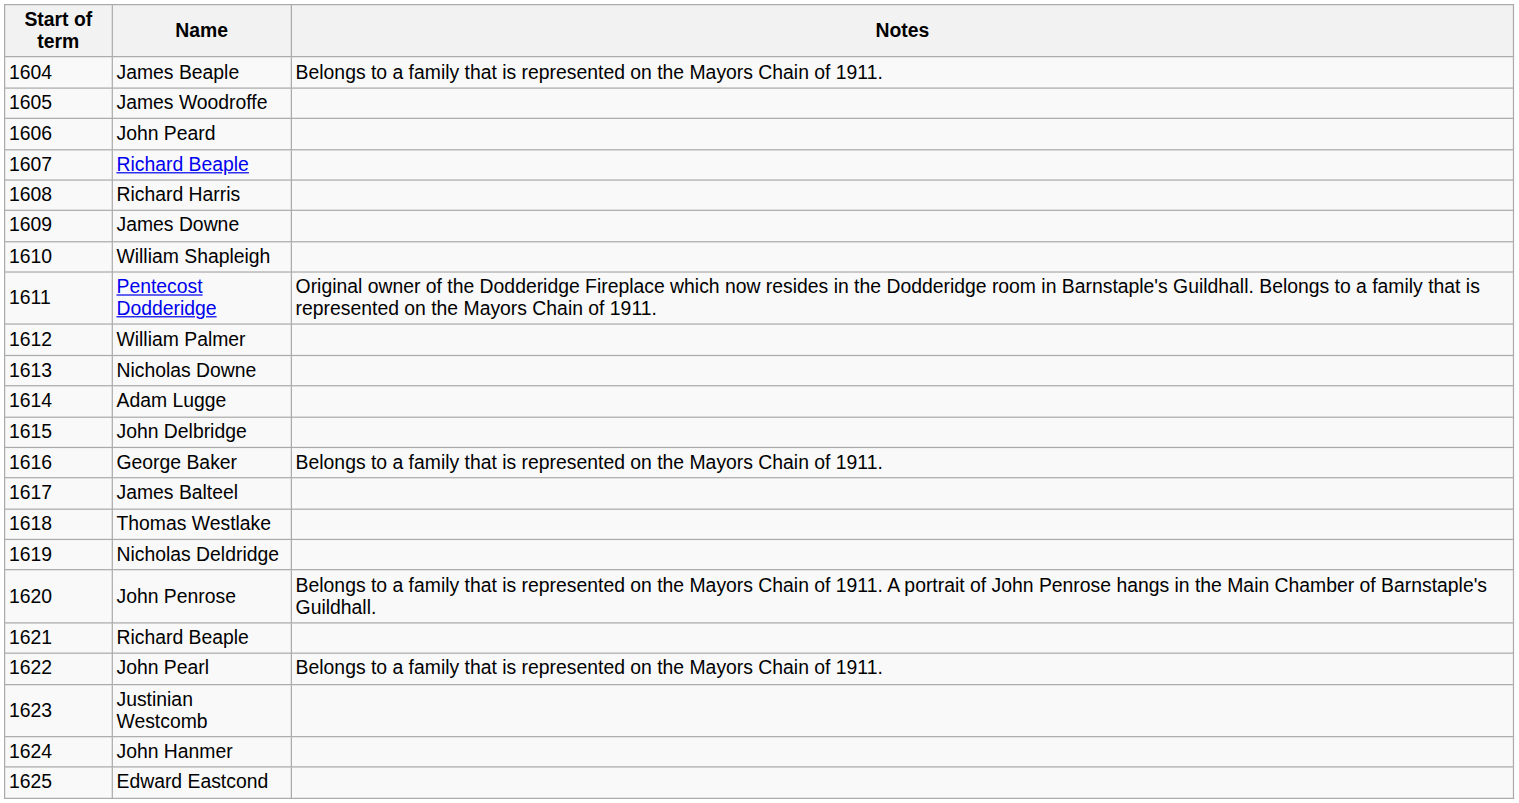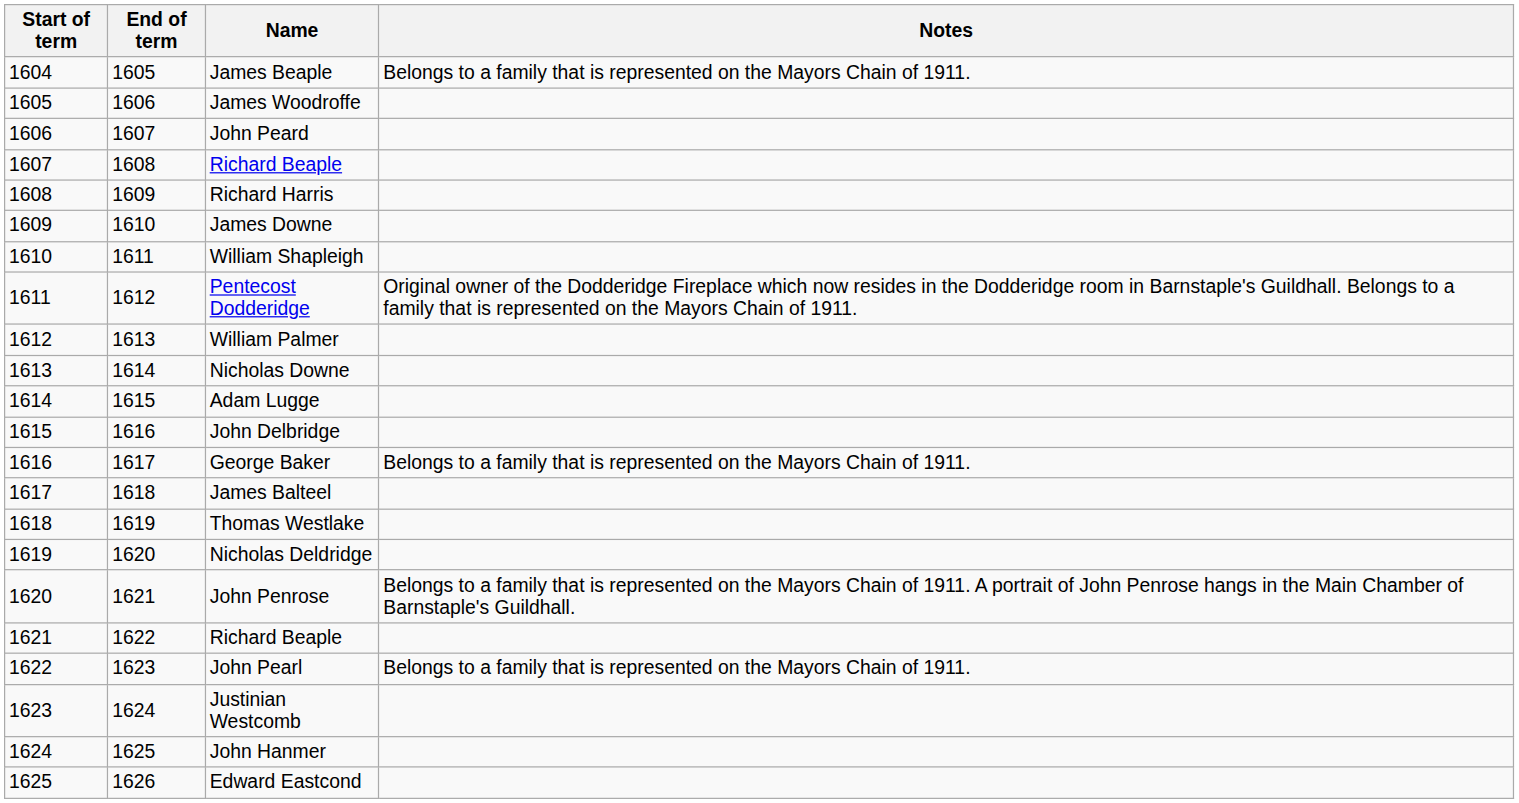+ column: (156, 30)
